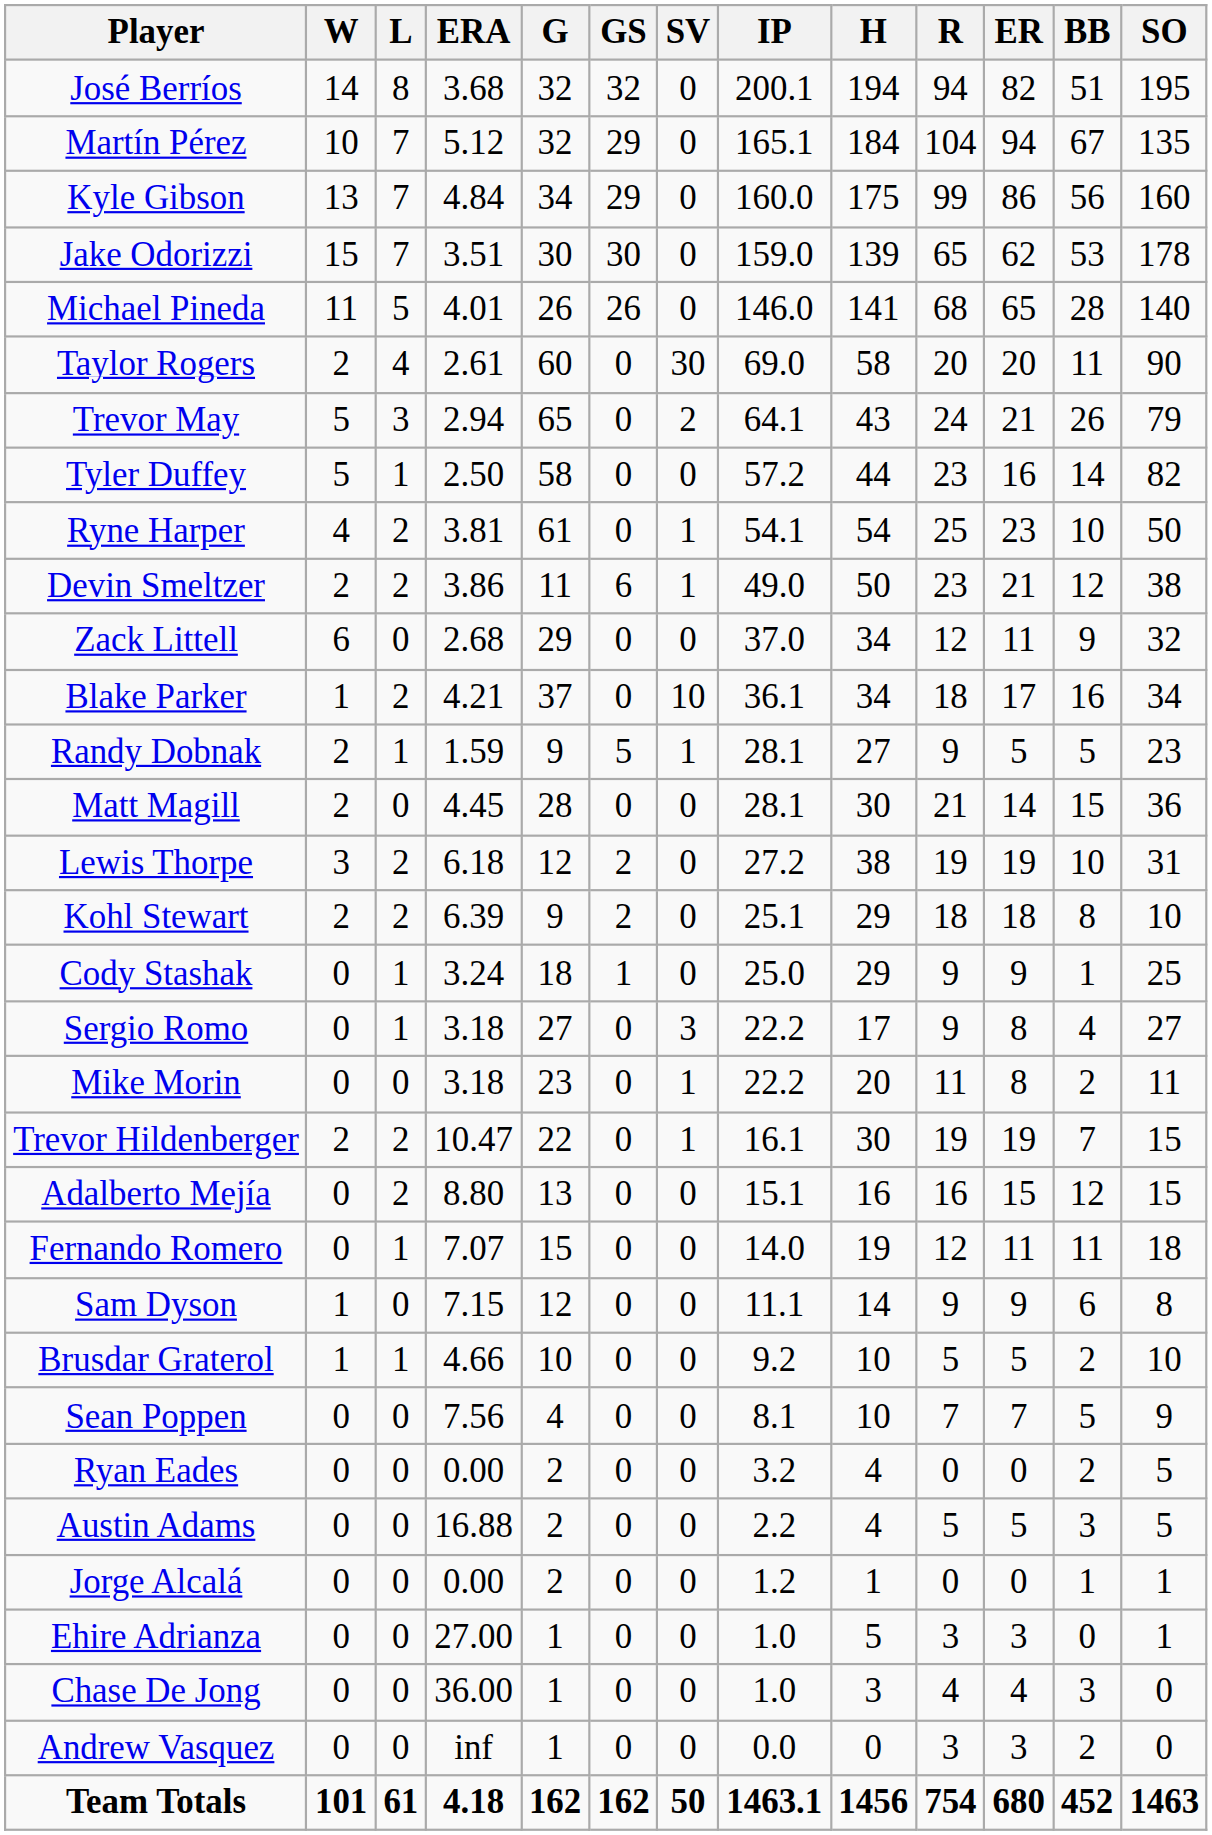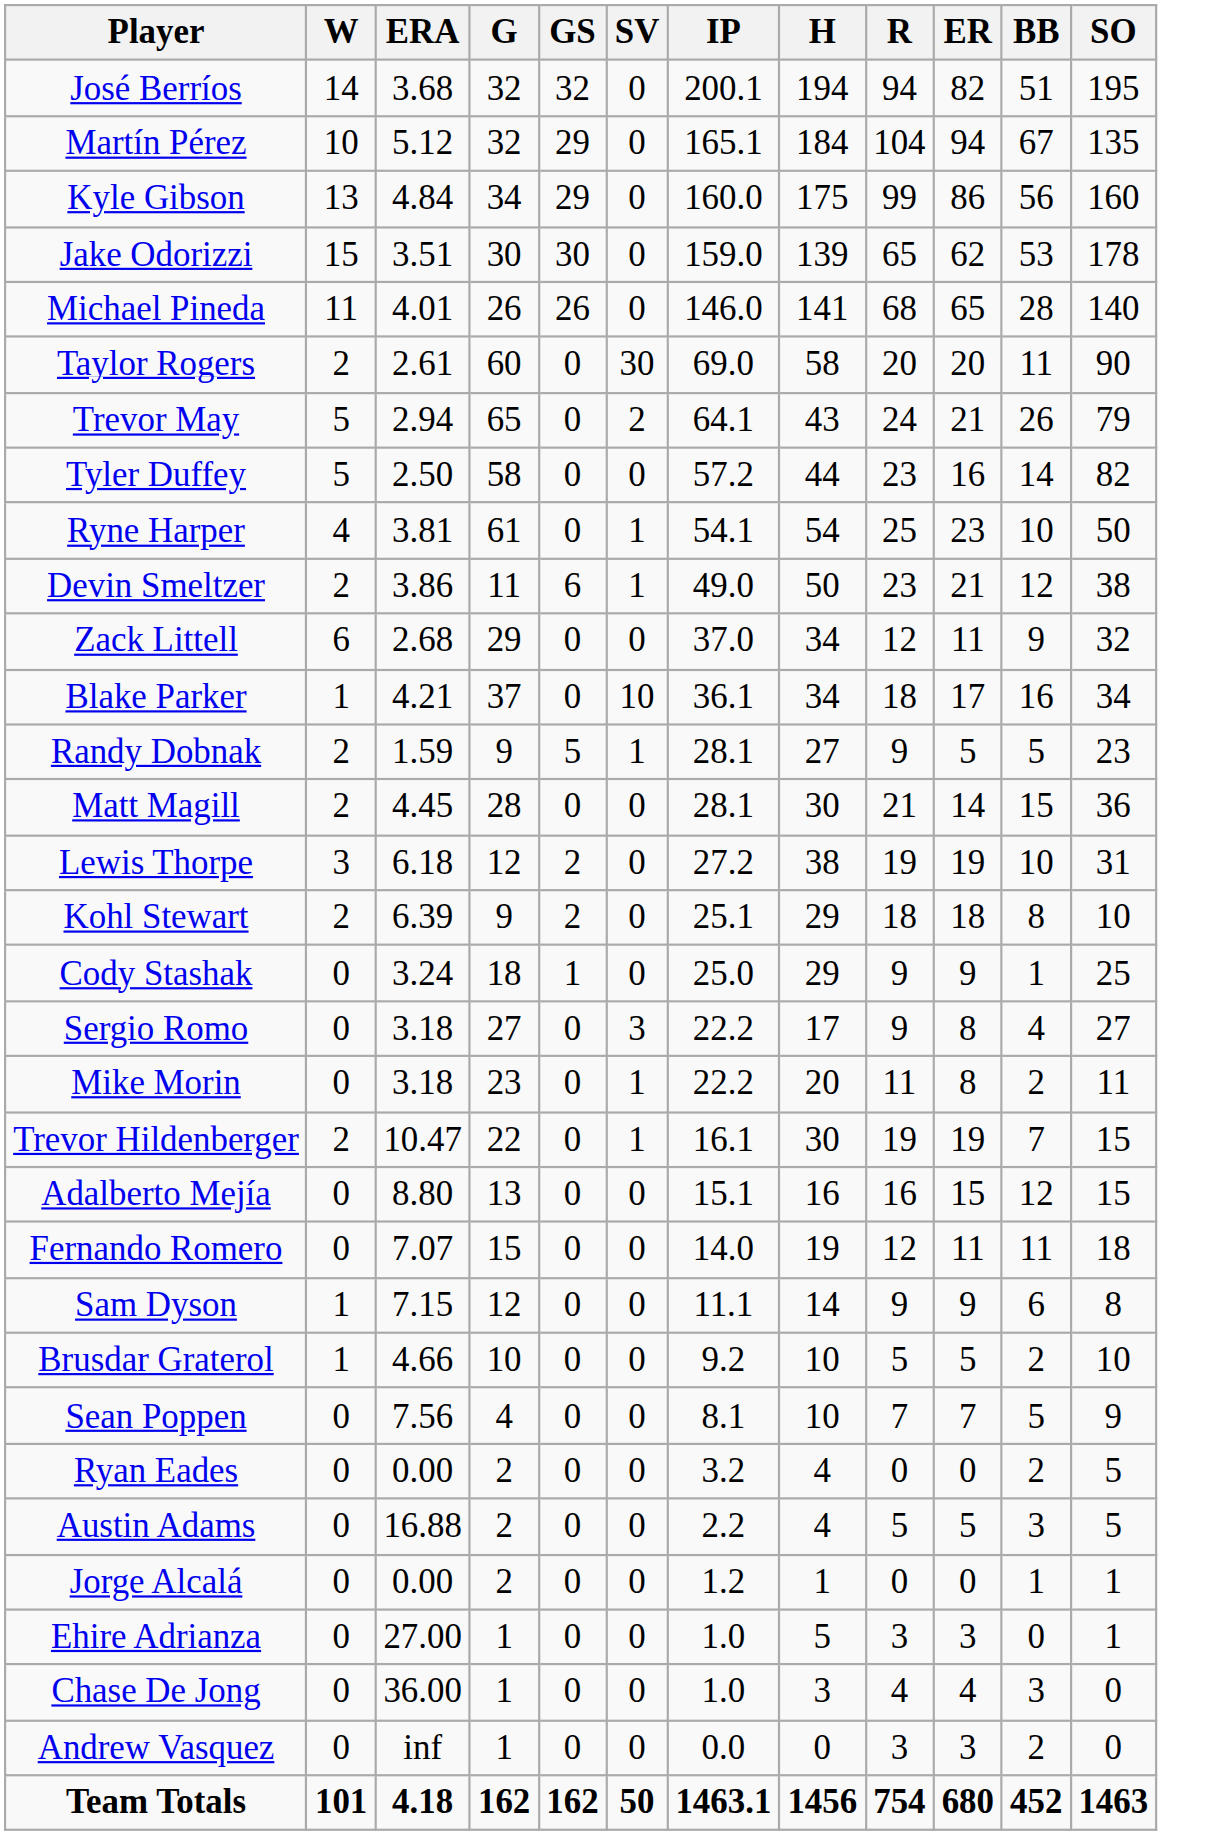- column: (401, 32)
